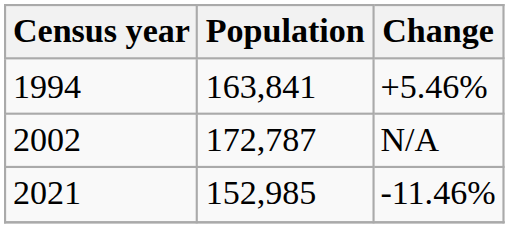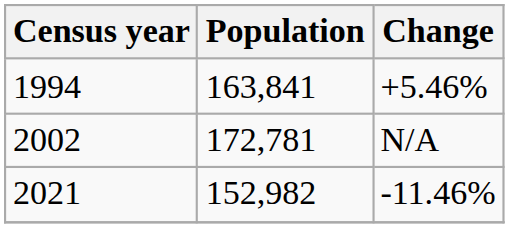(261, 139) 172,787 -> (261, 139) 172,781
(261, 193) 152,985 -> (261, 193) 152,982
